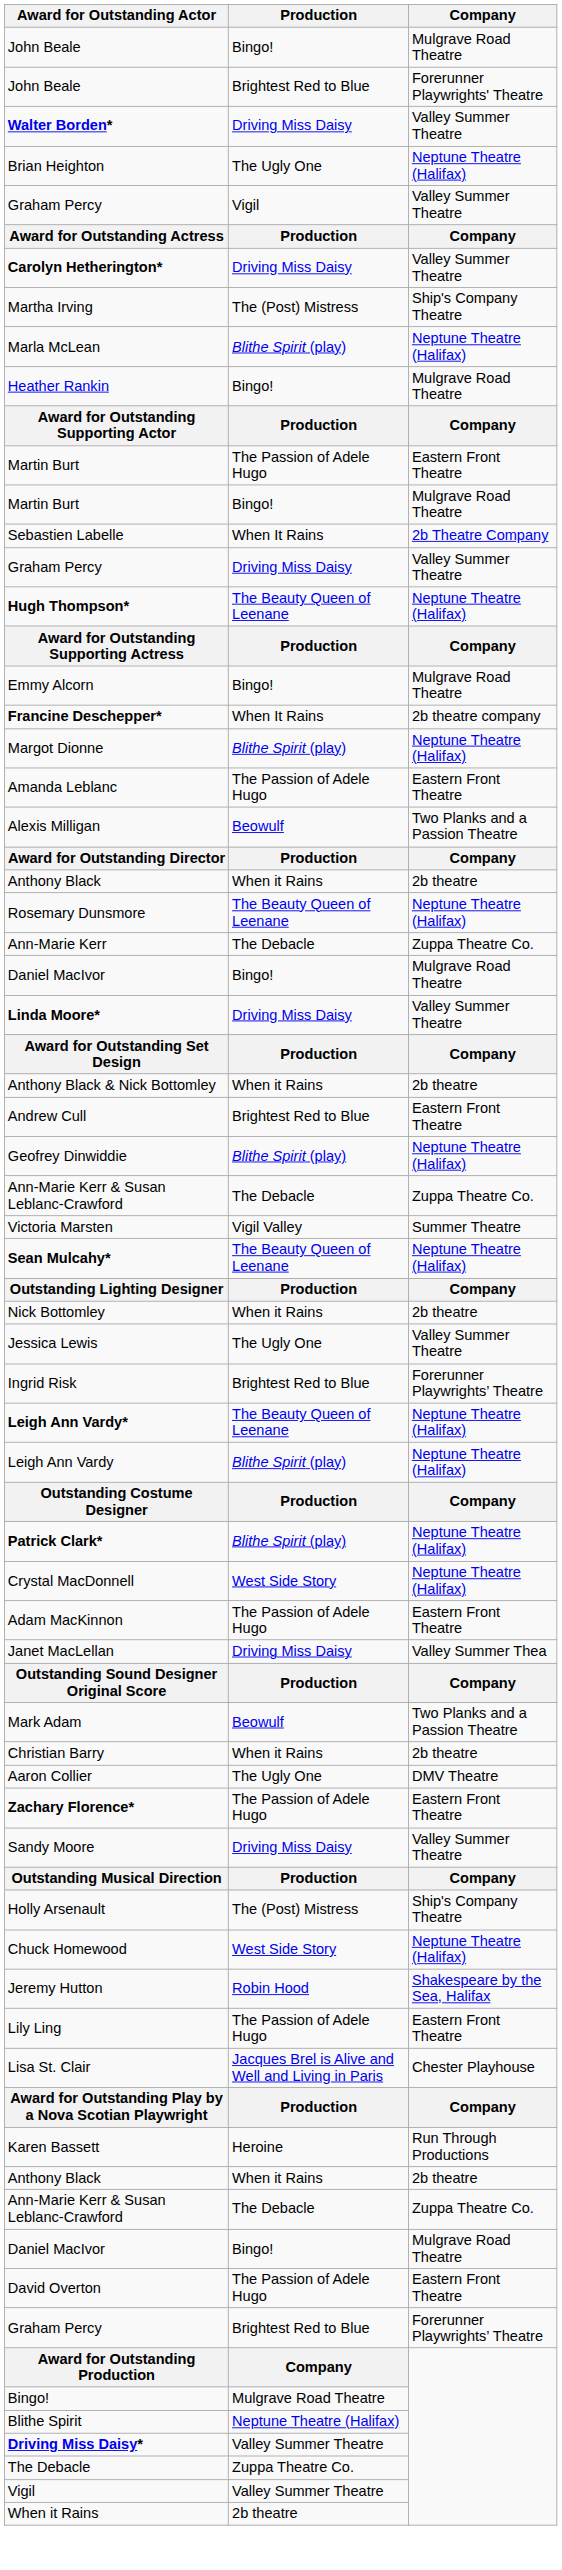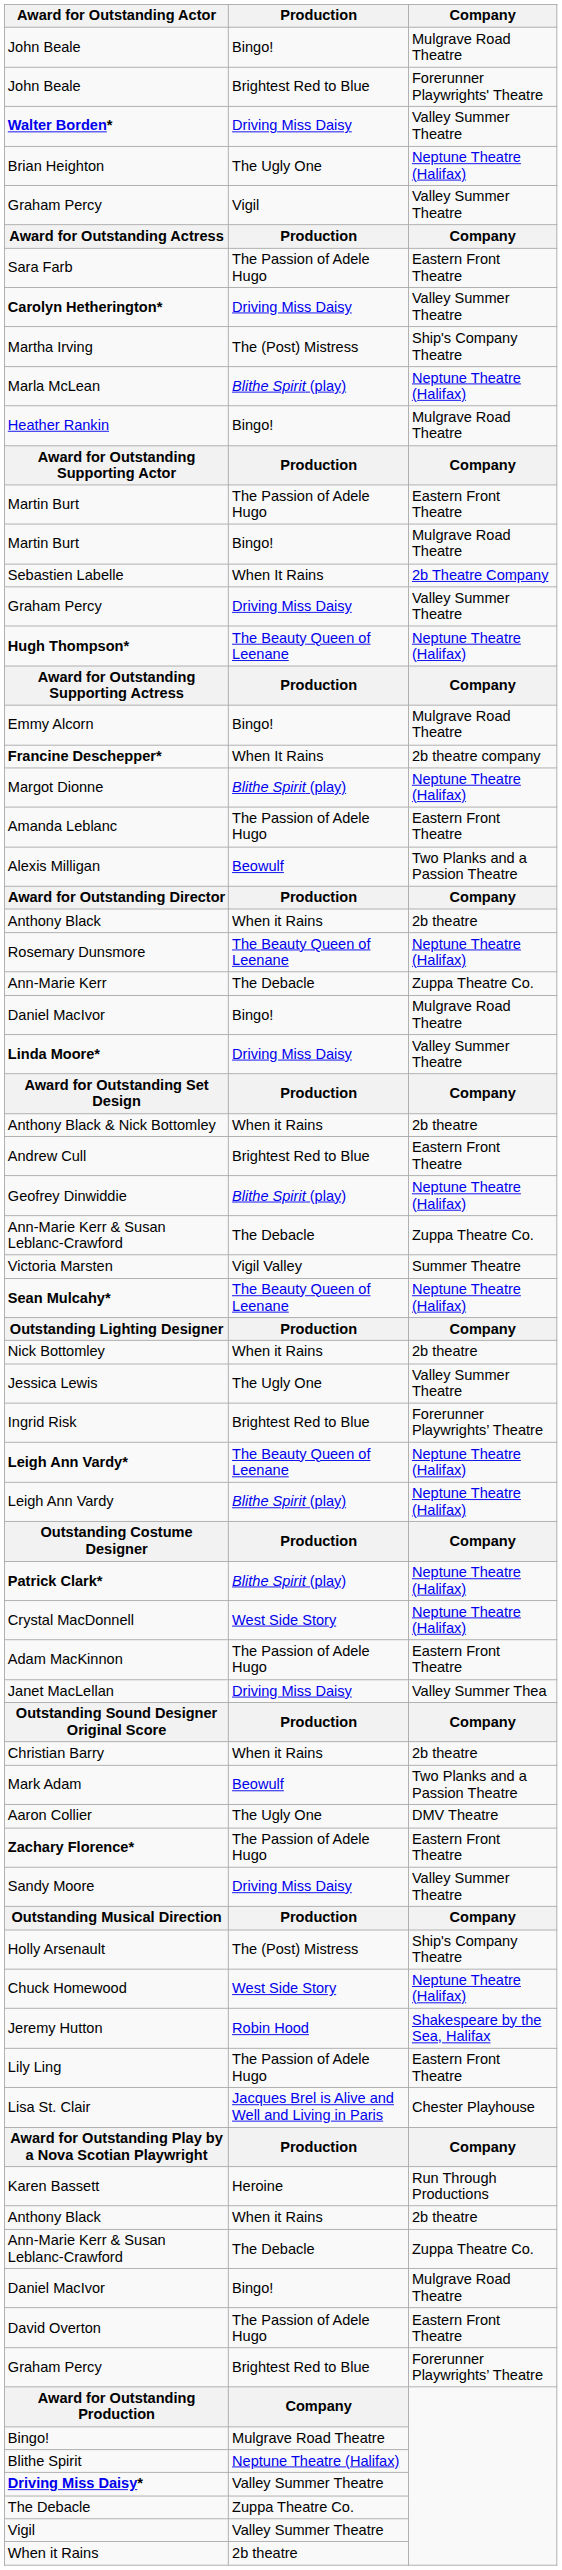+ row: (40, 267)
rows swapped: (45, 1722) <-> (56, 1753)
